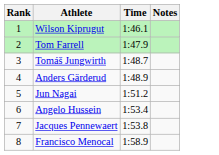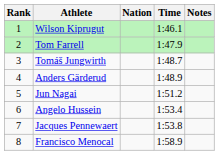+ column: (137, 12)
